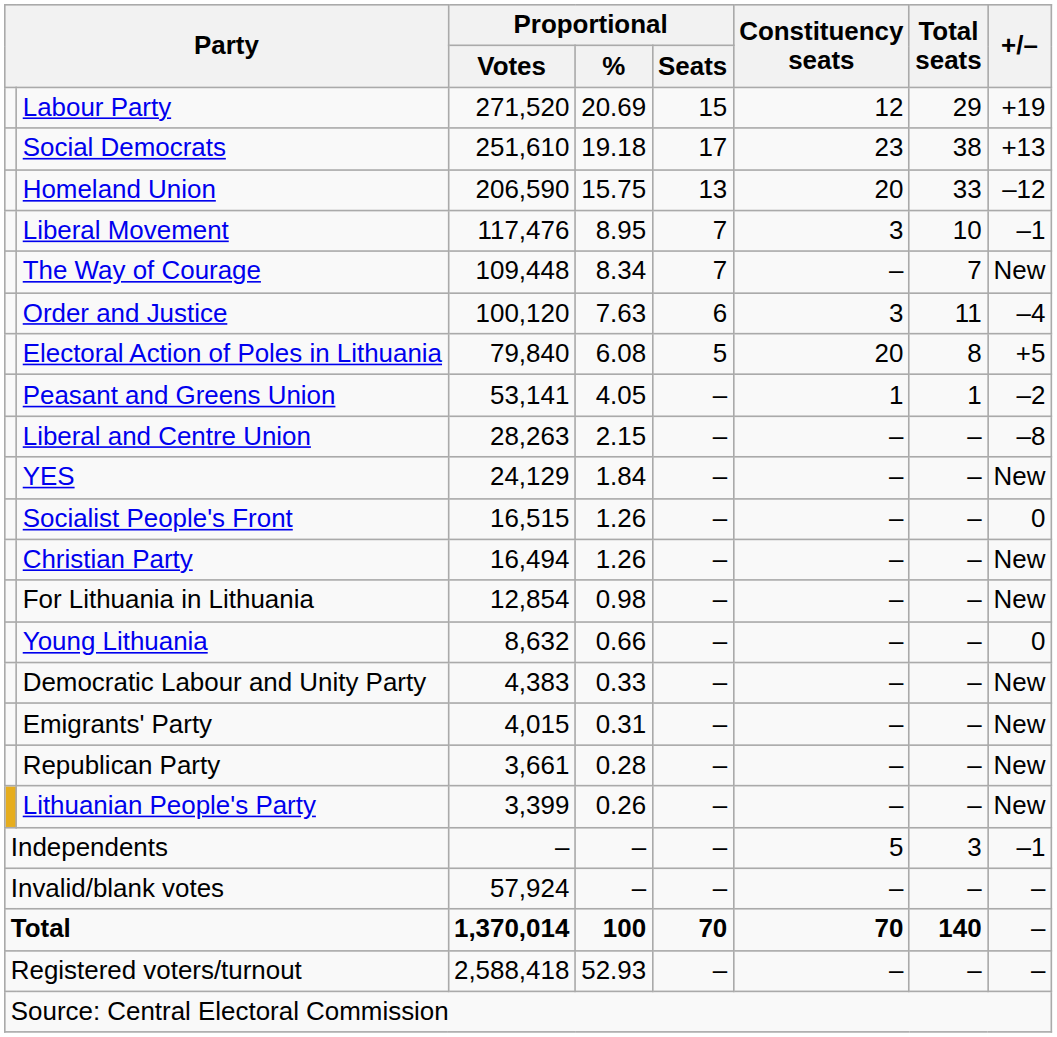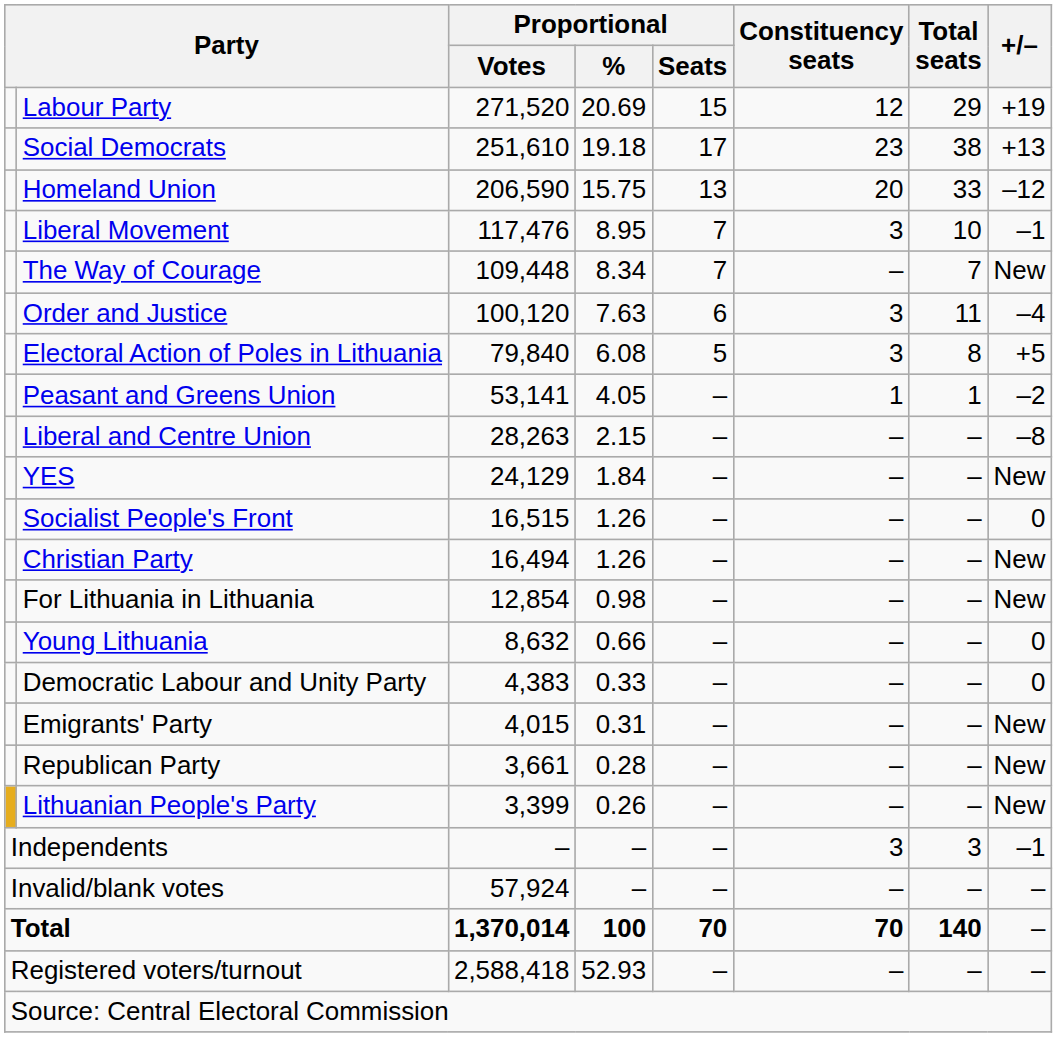(889, 353) 20 -> (896, 353) 3
(1019, 682) New -> (1038, 682) 0
(896, 847) 5 -> (896, 847) 3
